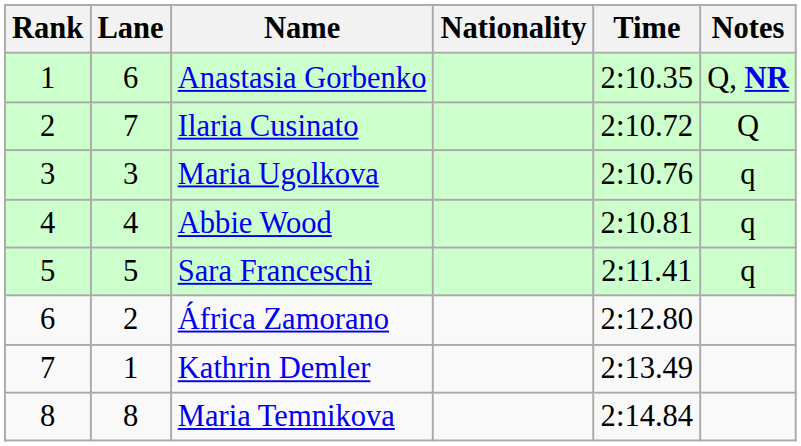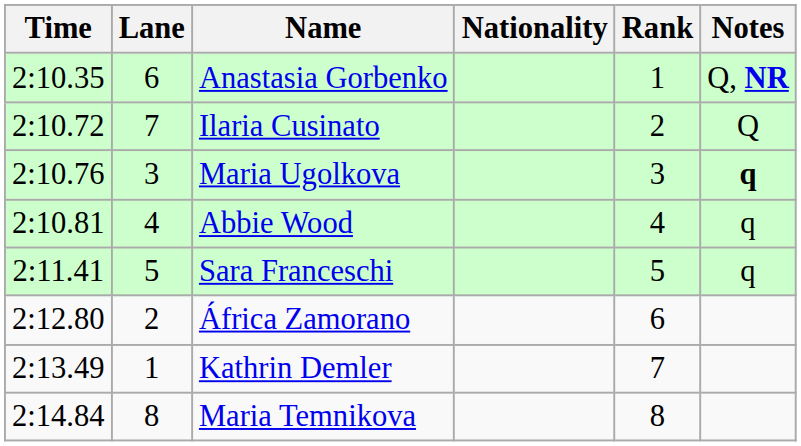columns swapped: (48, 28) <-> (647, 28)
(748, 174) normal -> (748, 174) bold
